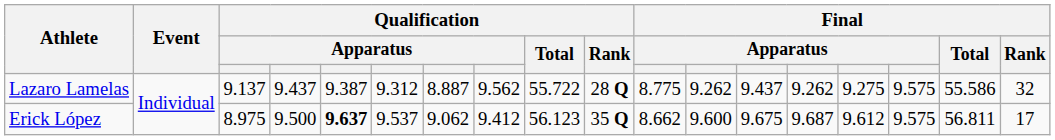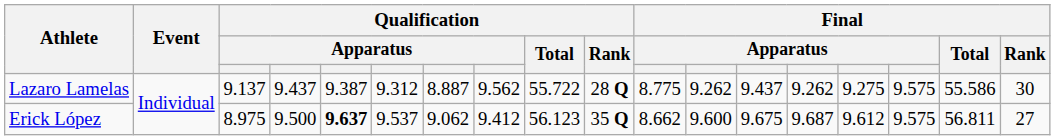(1025, 88) 32 -> (1025, 88) 30
(1025, 119) 17 -> (1025, 119) 27
